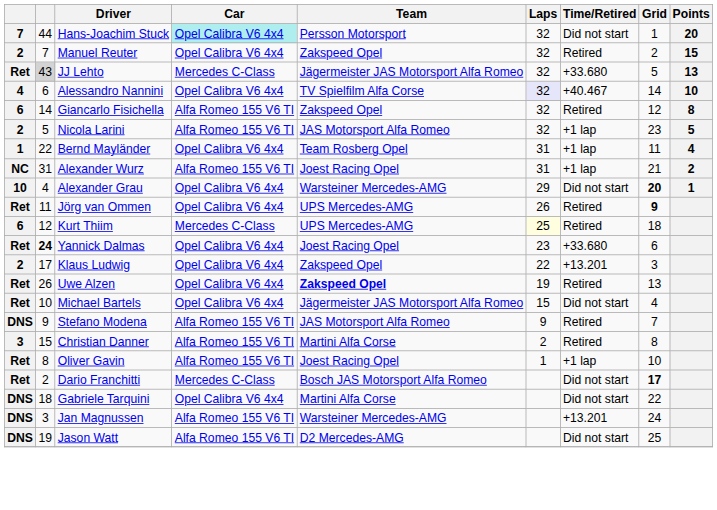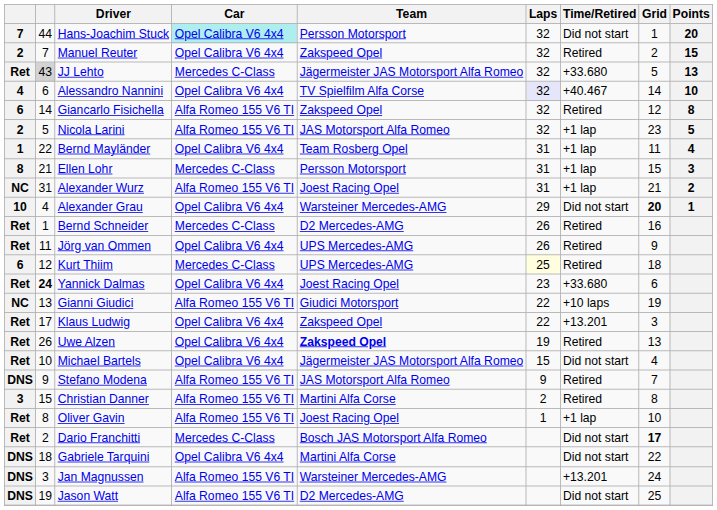+ row: (85, 168)
+ row: (103, 226)
(654, 207) bold -> (654, 245) normal
+ row: (96, 303)
(20, 264) 2 -> (20, 322) Ret
